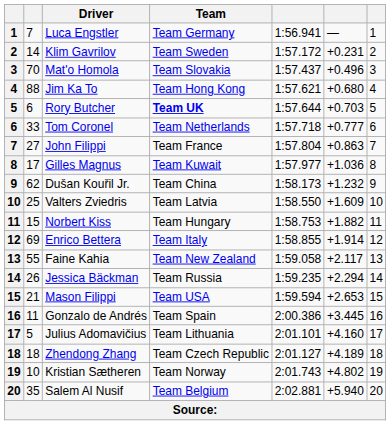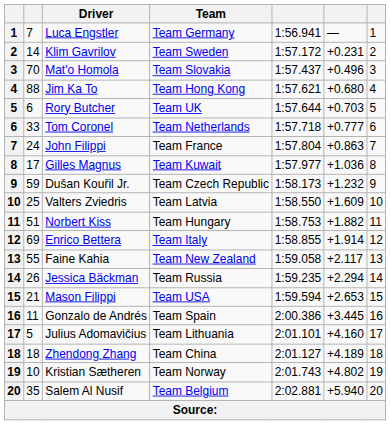(178, 108) bold -> (177, 108) normal
(33, 146) 27 -> (33, 146) 24
(33, 183) 62 -> (33, 183) 59
(185, 183) Team China -> (211, 183) Team Czech Republic
(33, 221) 15 -> (33, 221) 51
(211, 353) Team Czech Republic -> (185, 353) Team China
